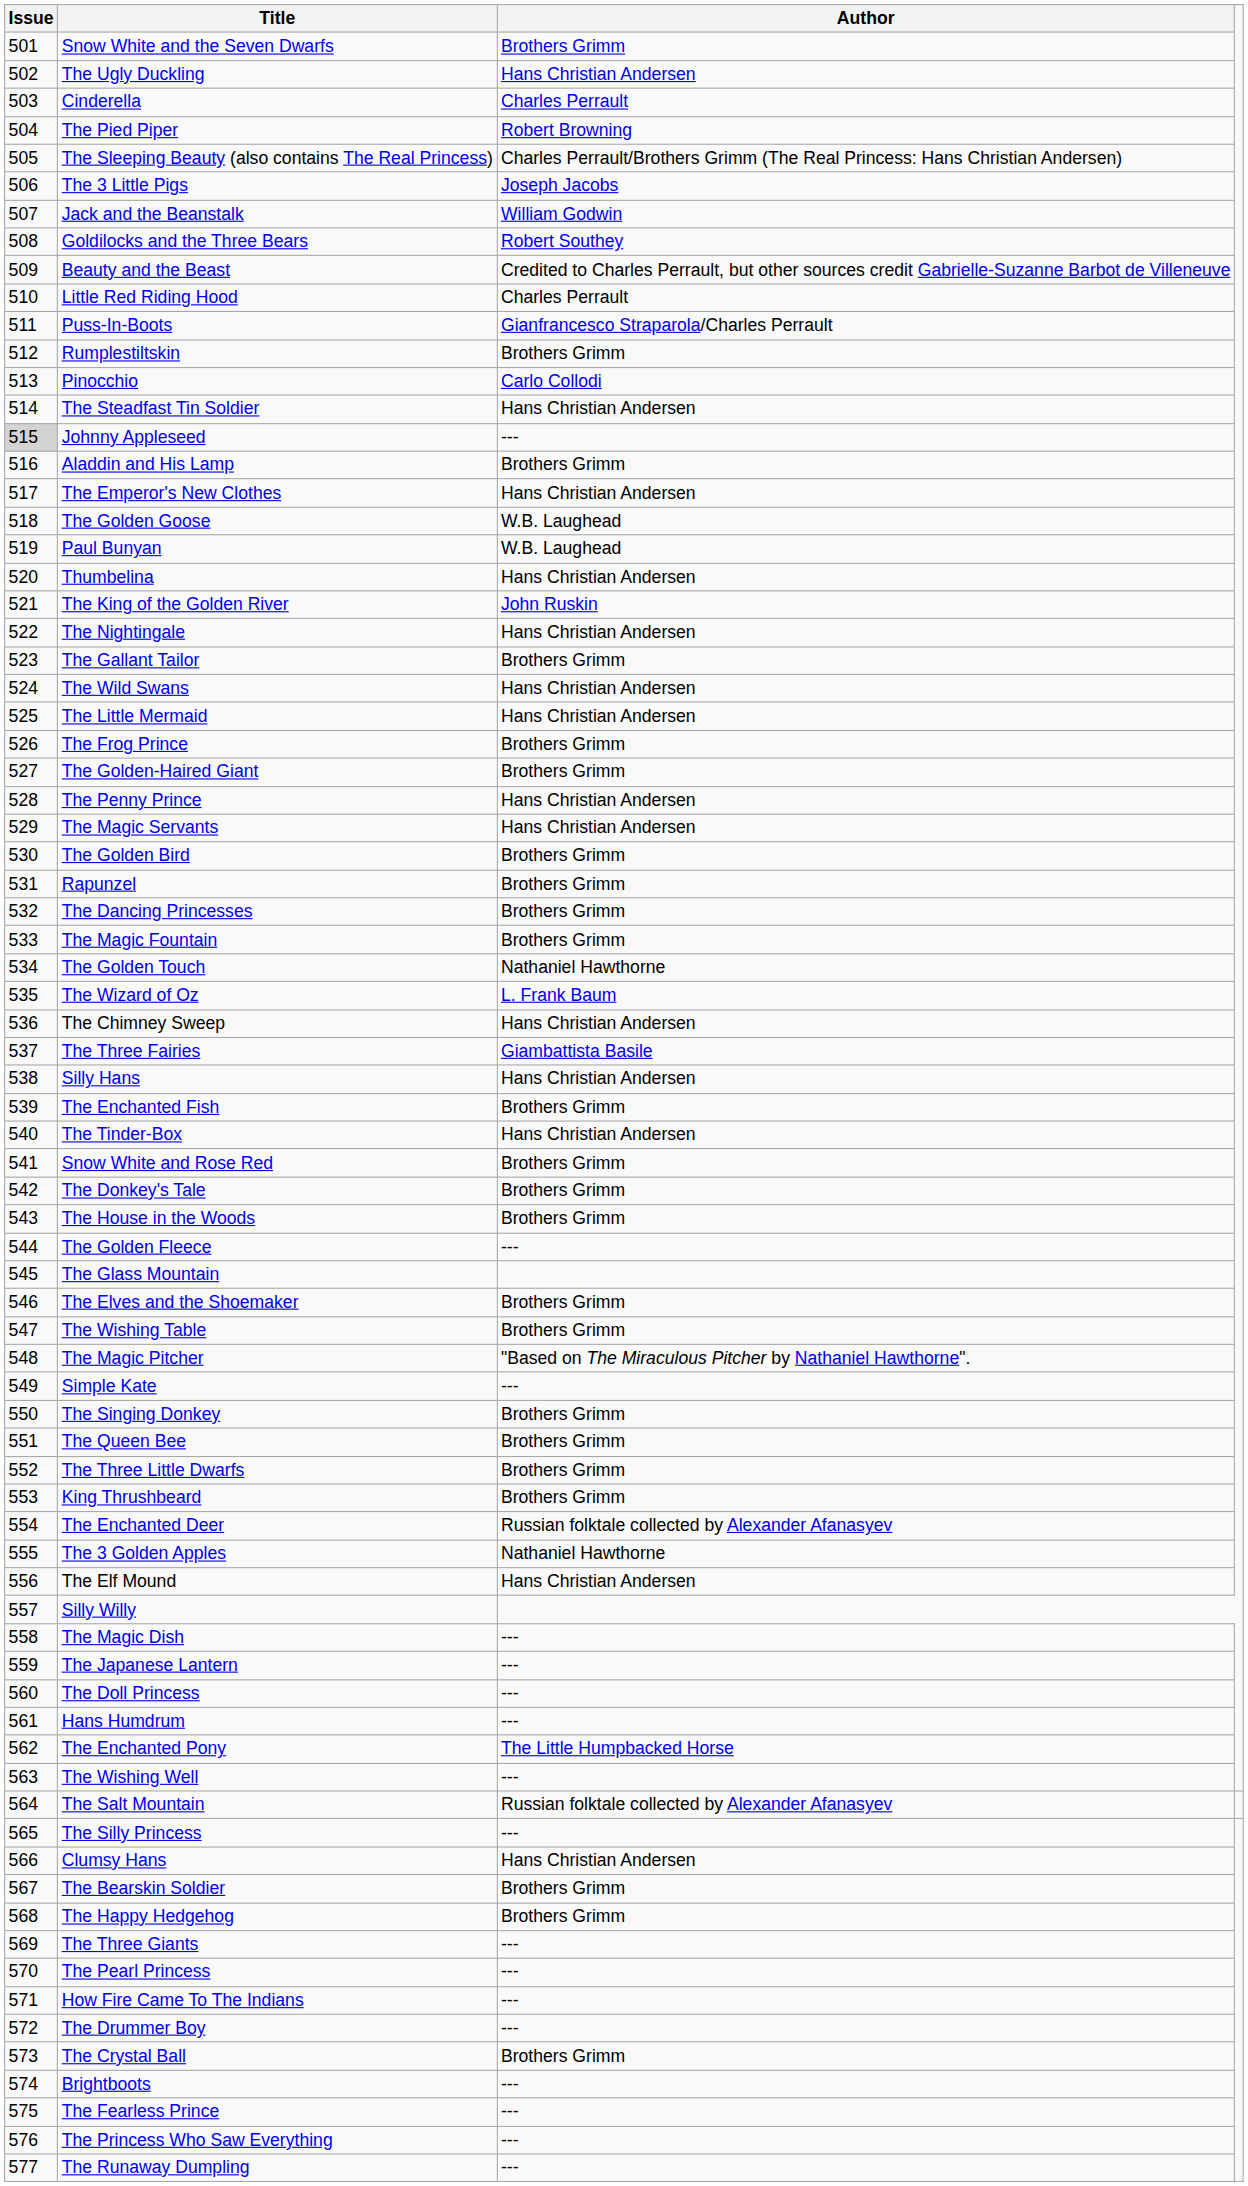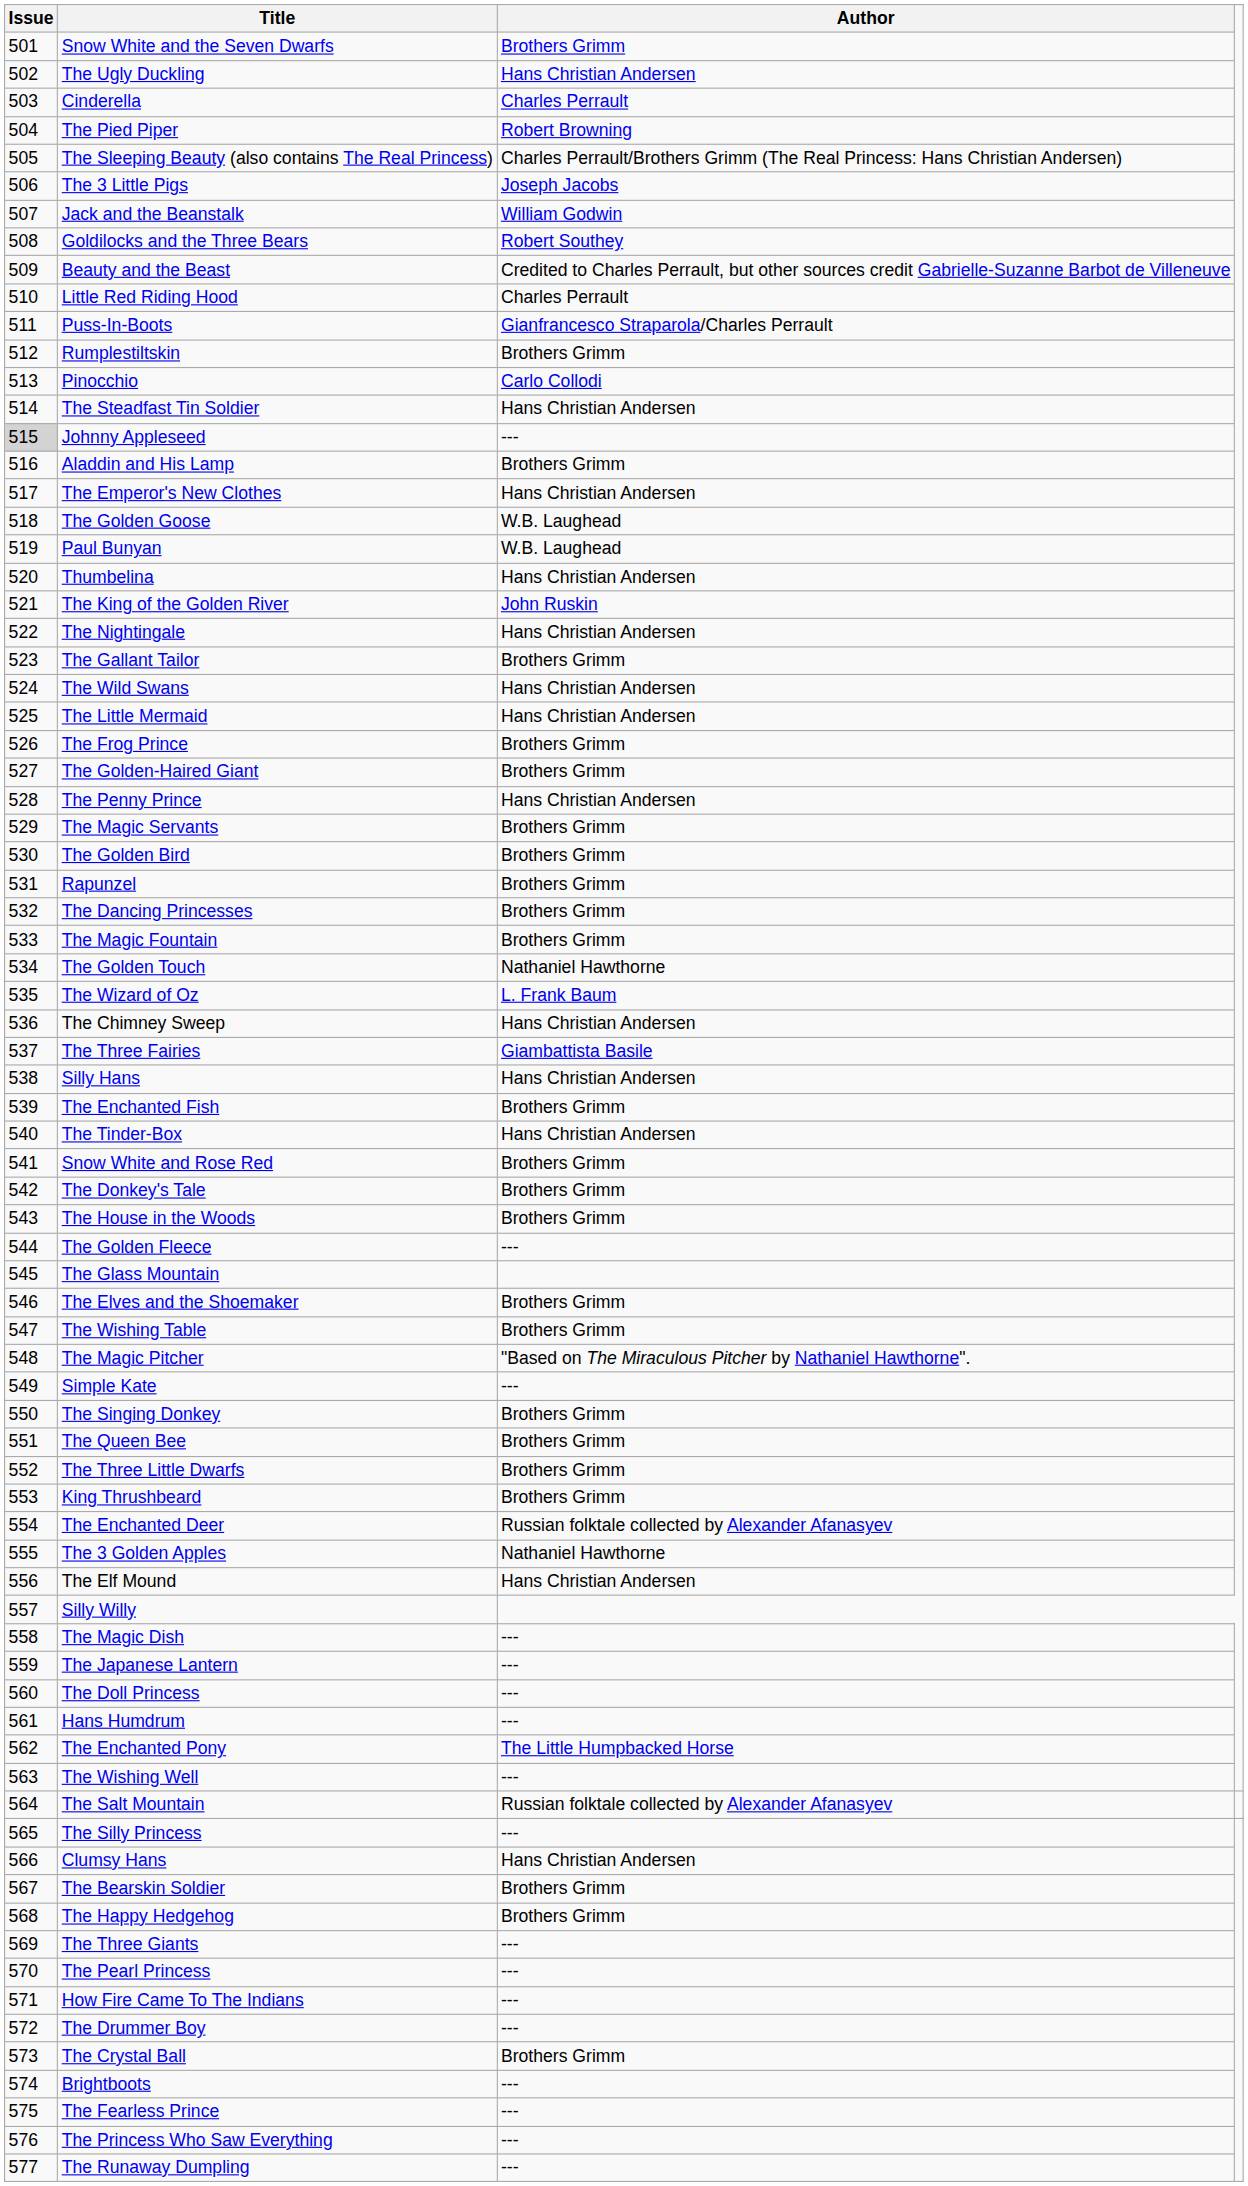(598, 827) Hans Christian Andersen -> (563, 827) Brothers Grimm
